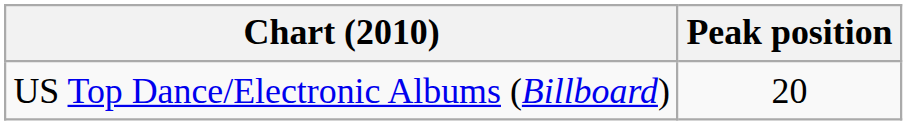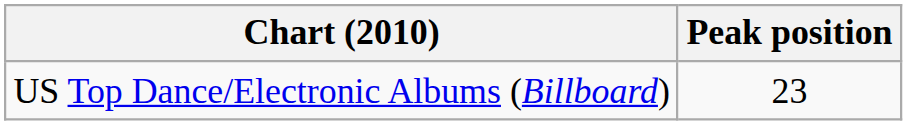(789, 89) 20 -> (789, 89) 23
